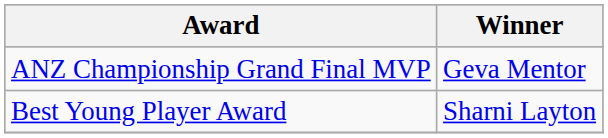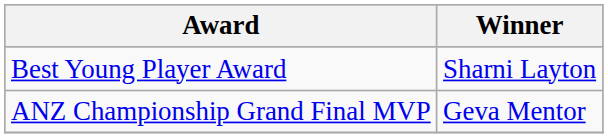rows swapped: (221, 68) <-> (149, 111)
